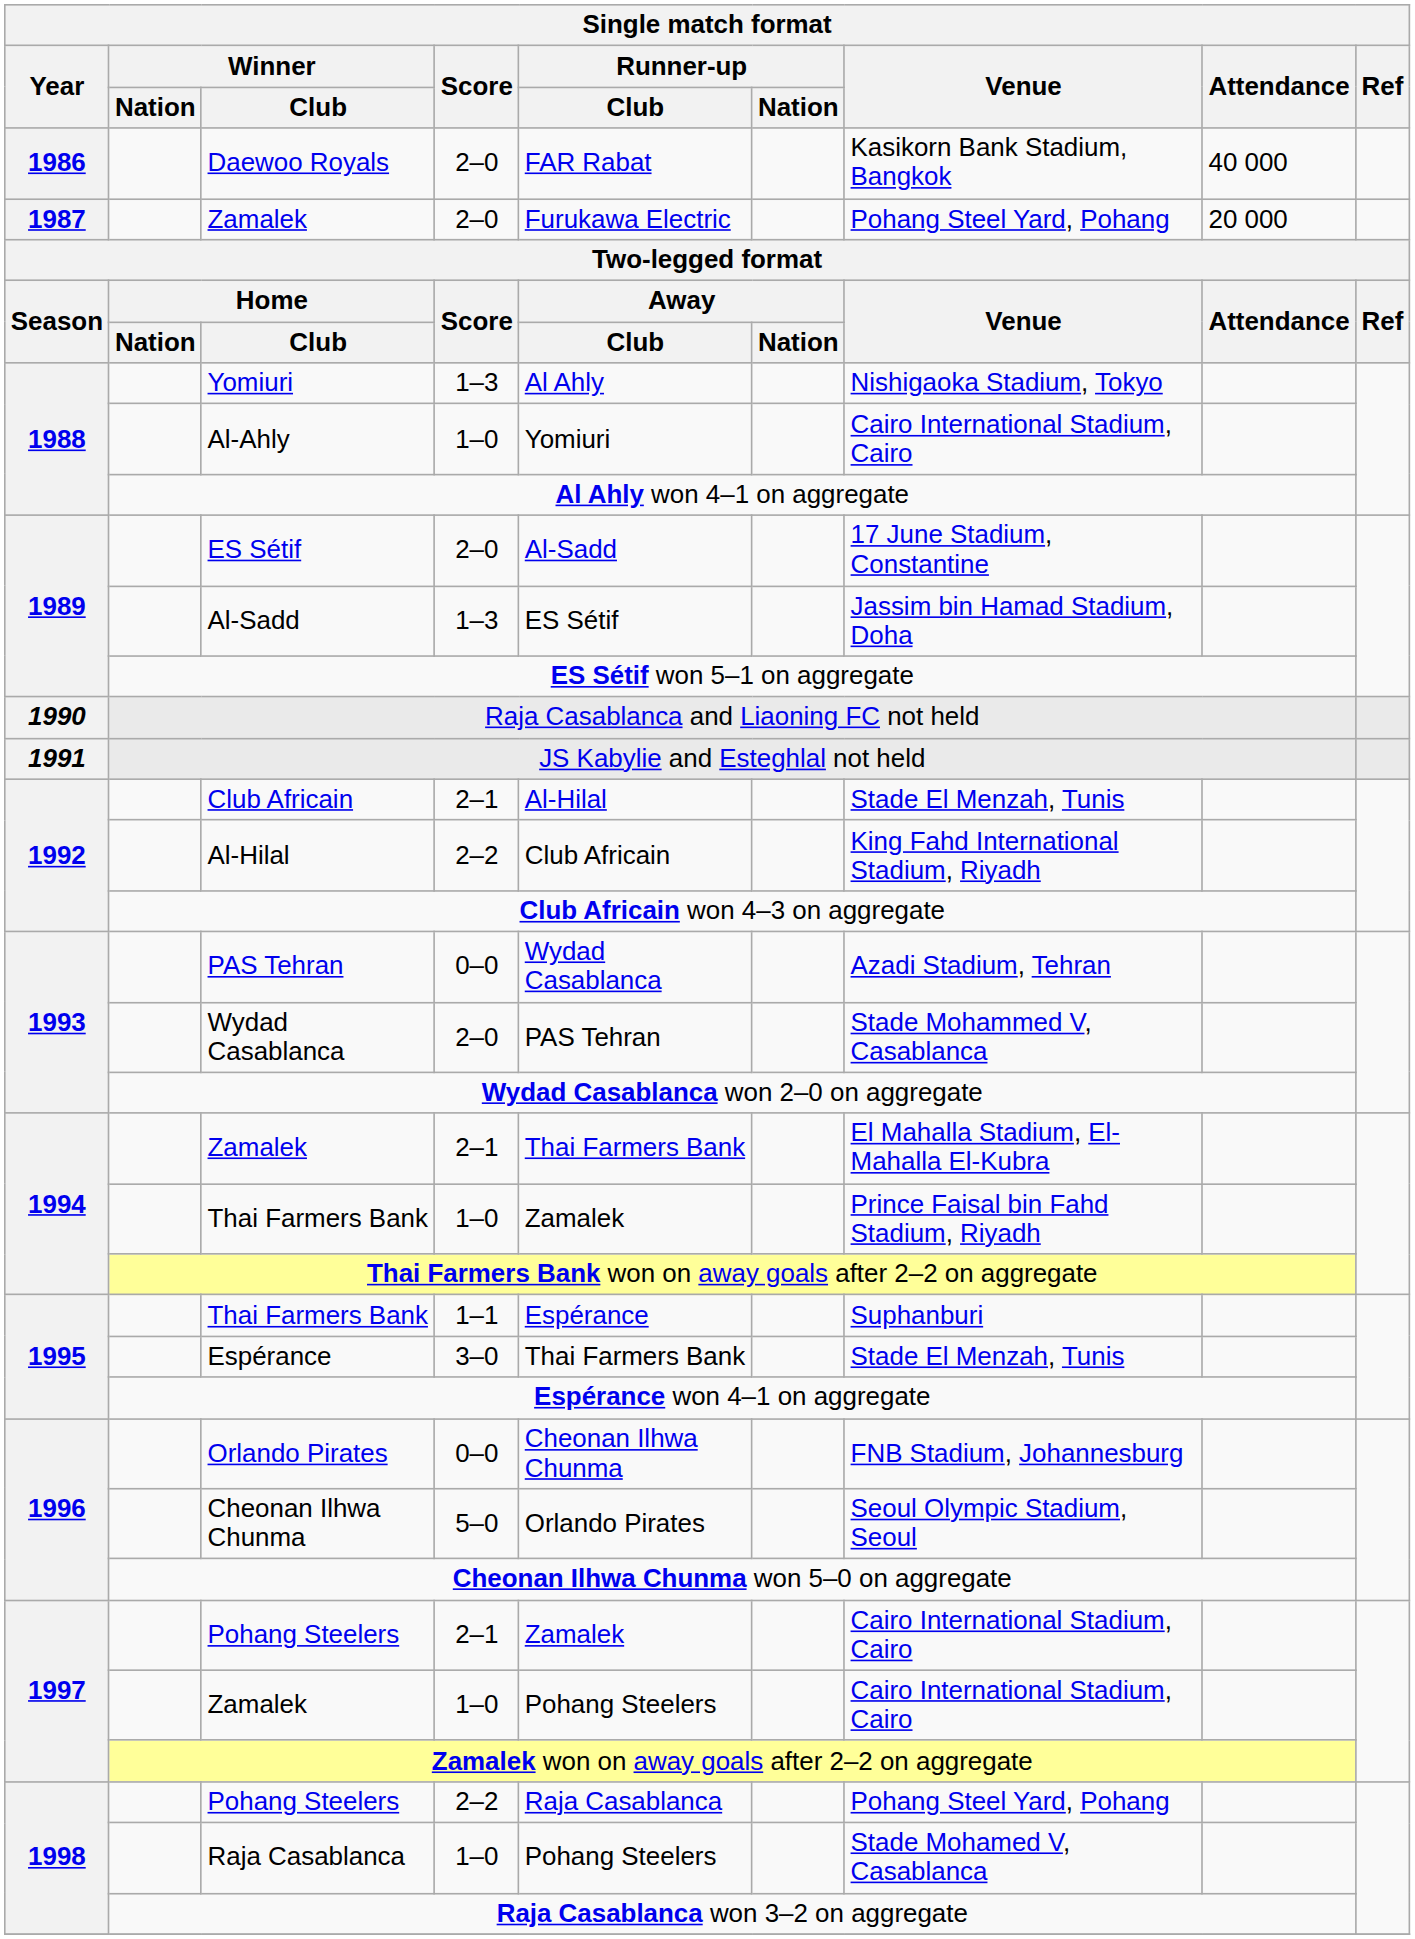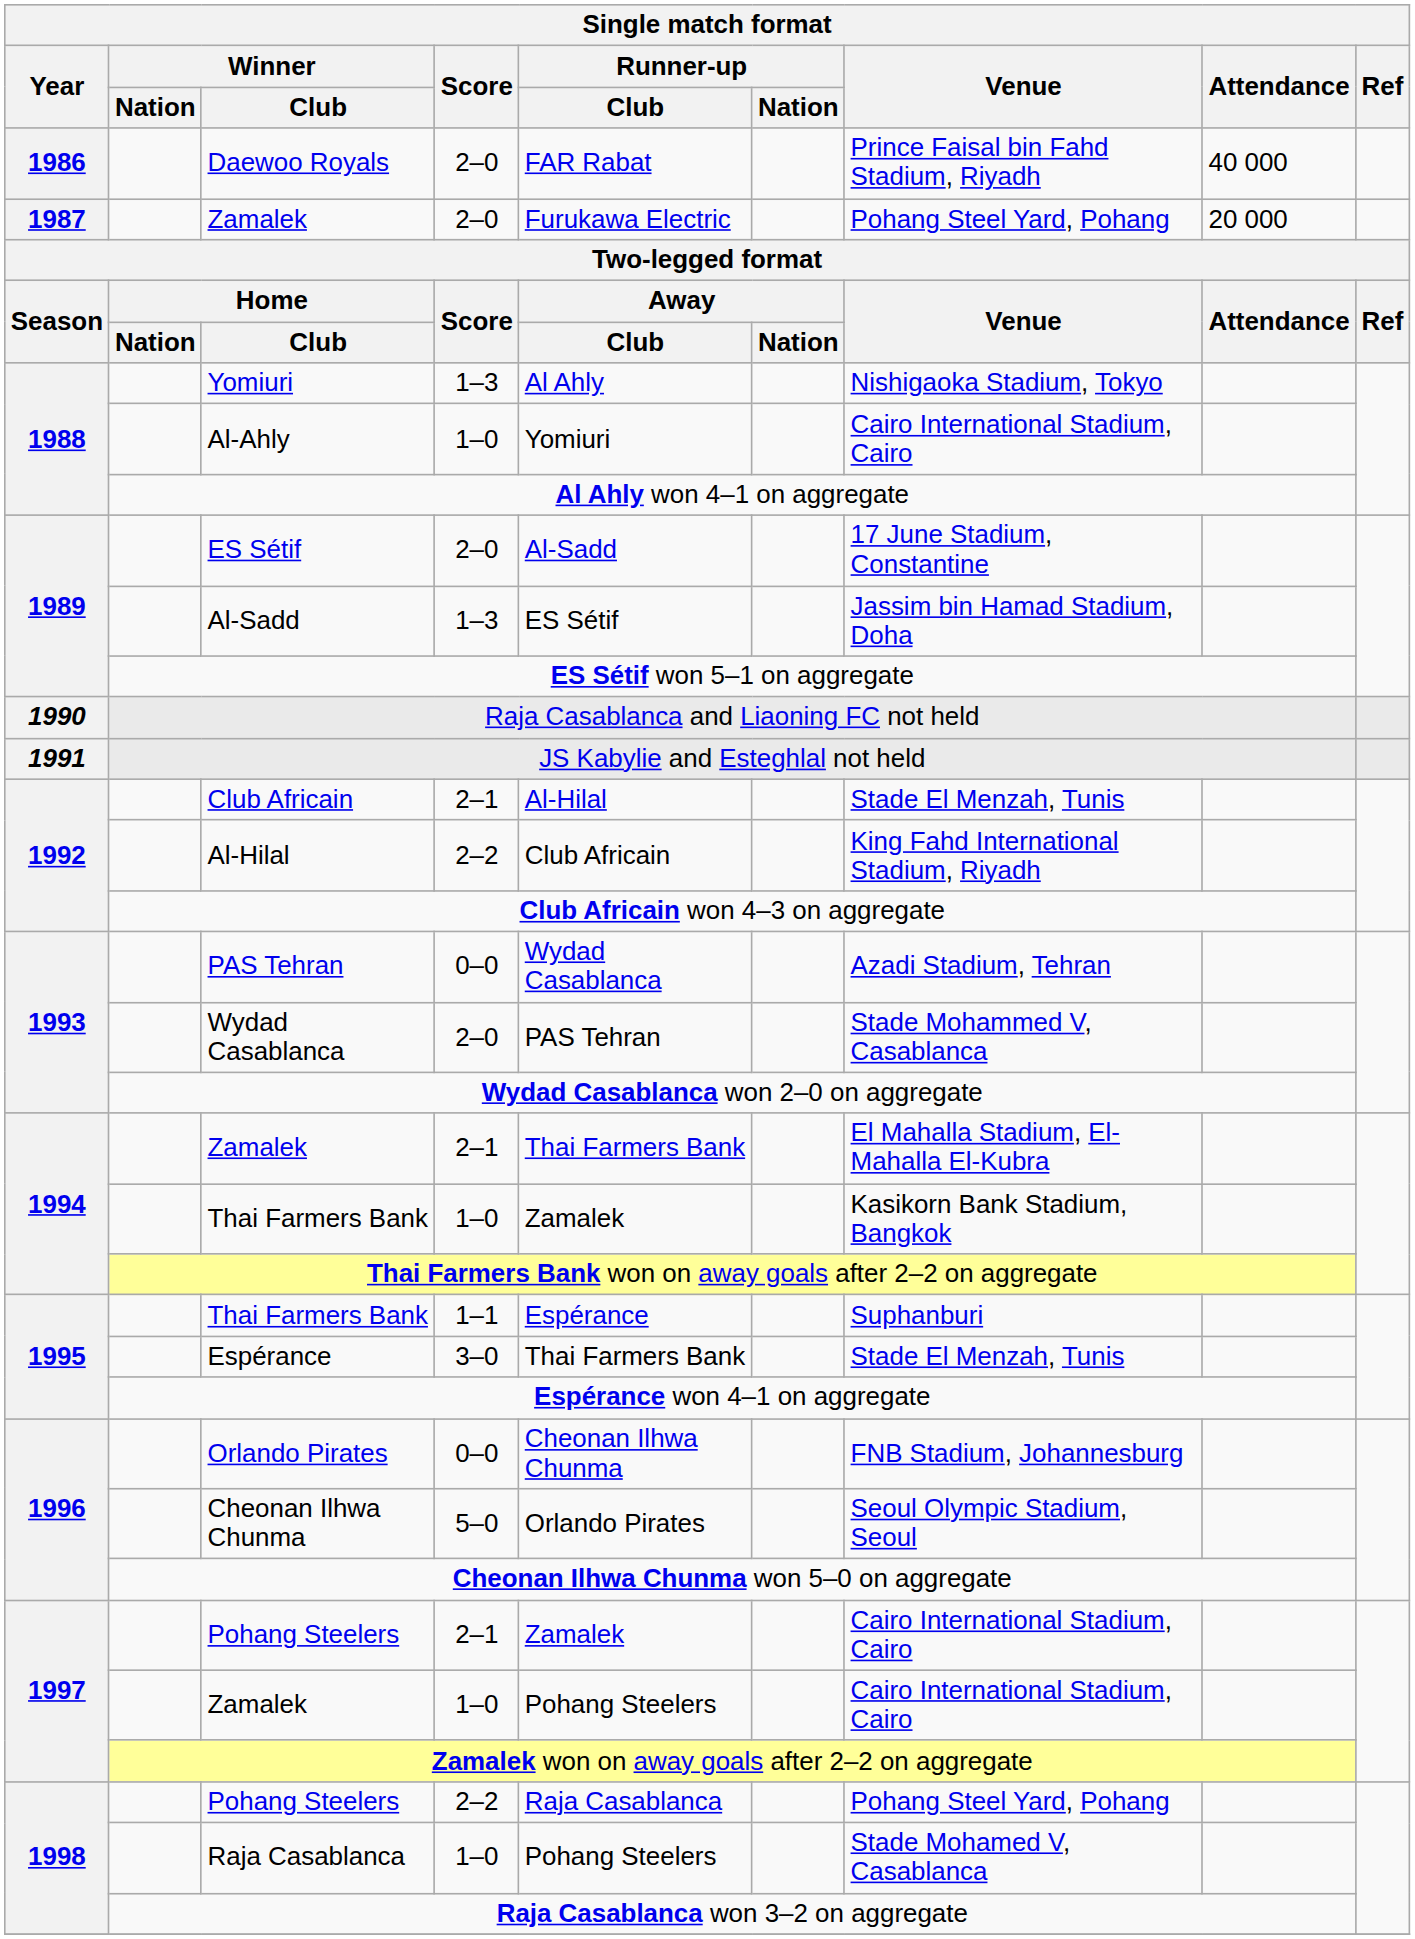(989, 162) Kasikorn Bank Stadium, Bangkok -> (980, 162) Prince Faisal bin Fahd Stadium, Riyadh
(980, 1218) Prince Faisal bin Fahd Stadium, Riyadh -> (989, 1218) Kasikorn Bank Stadium, Bangkok
